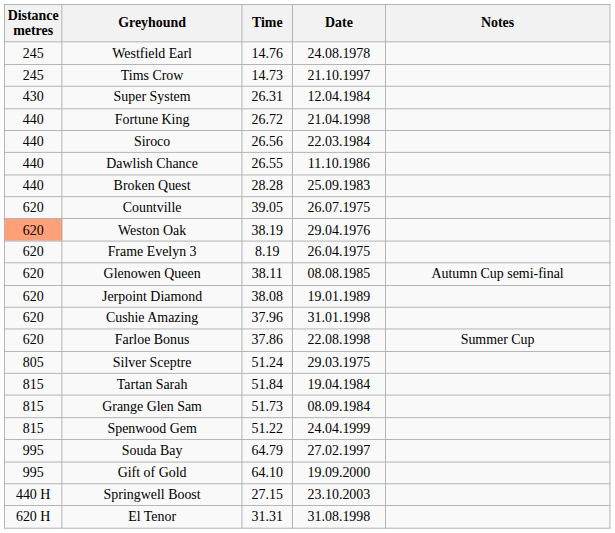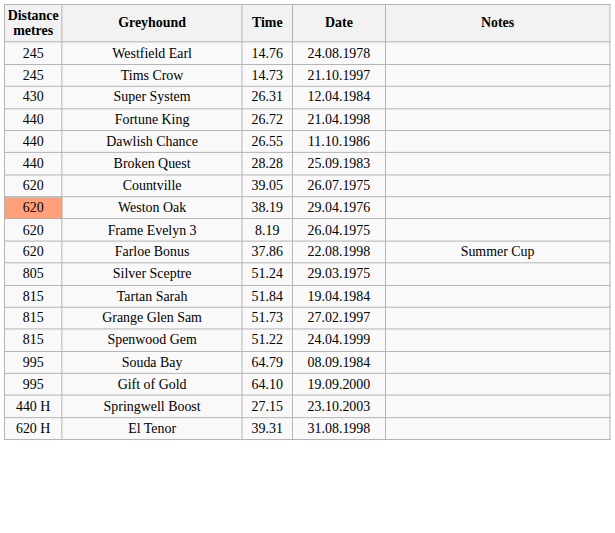- row: (152, 141)
- row: (152, 274)
- row: (152, 296)
- row: (152, 318)
(339, 406) 08.09.1984 -> (339, 318) 27.02.1997
(339, 450) 27.02.1997 -> (339, 362) 08.09.1984
(267, 516) 31.31 -> (267, 428) 39.31
